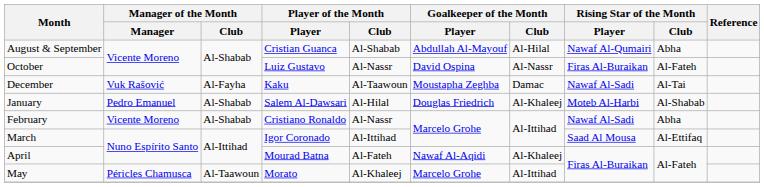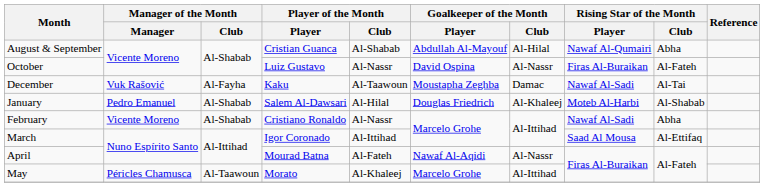(537, 155) Al-Khaleej -> (532, 155) Al-Nassr
